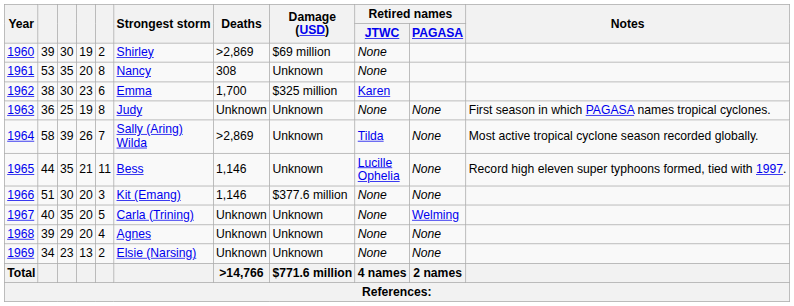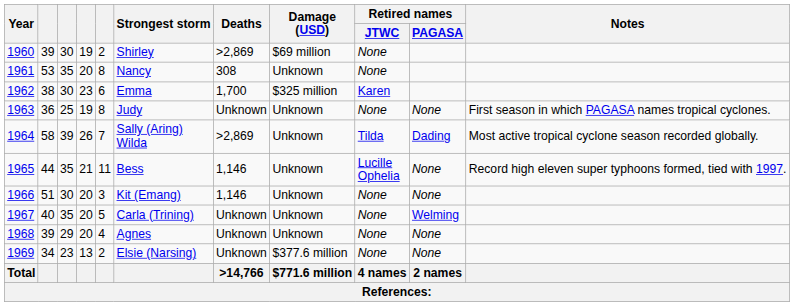(427, 136) None -> (431, 136) Dading
(310, 195) $377.6 million -> (298, 195) Unknown
(298, 253) Unknown -> (310, 253) $377.6 million
